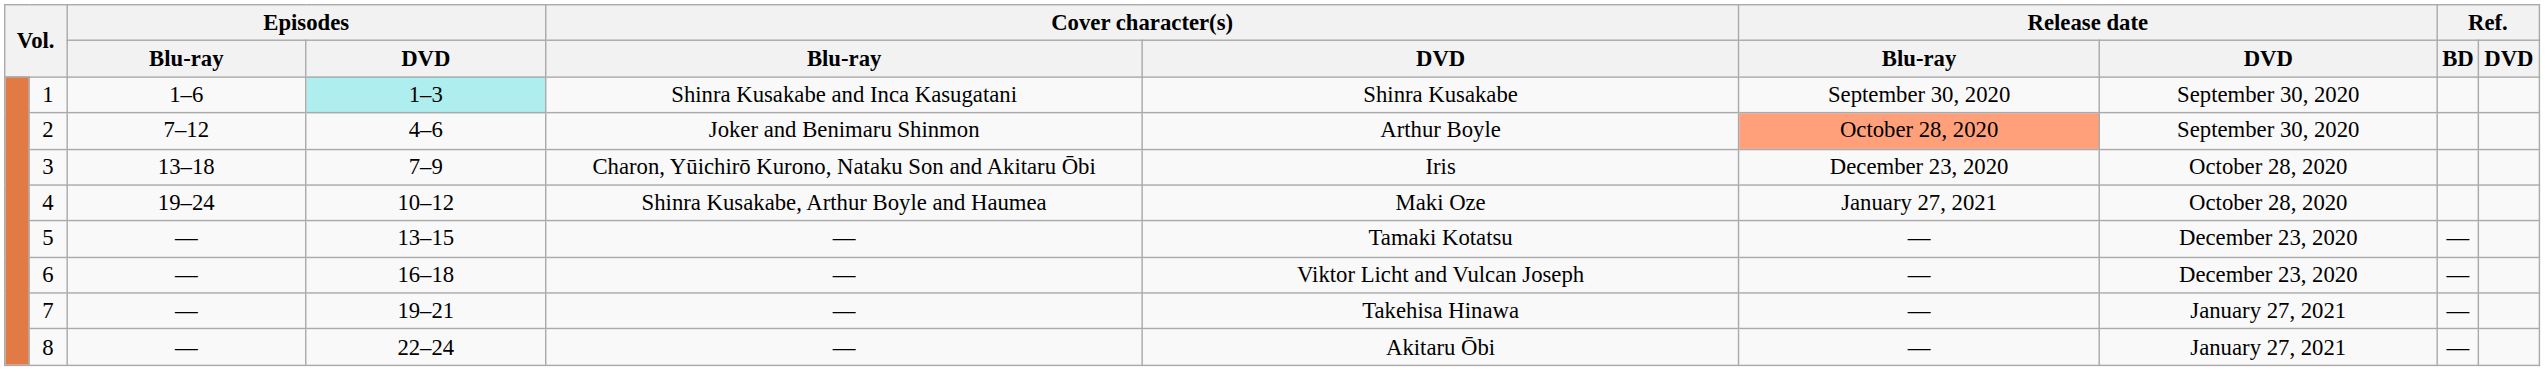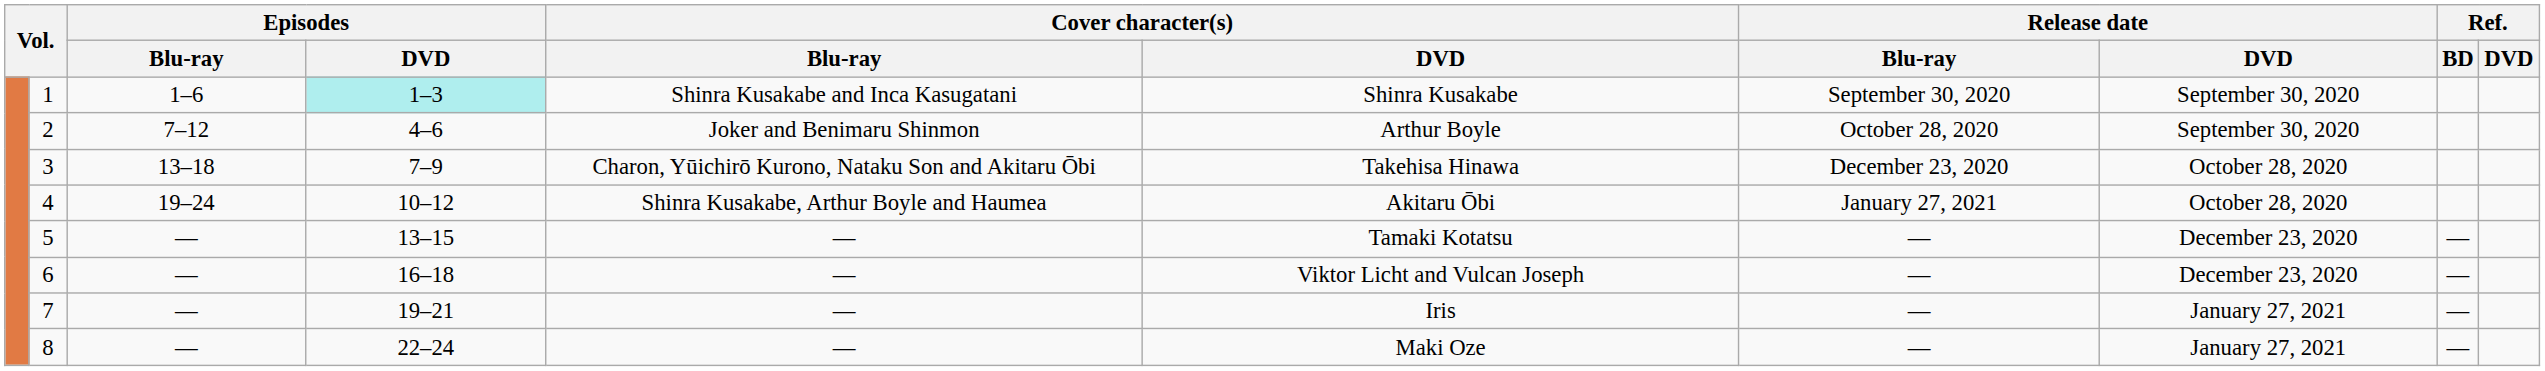(1919, 130) lightsalmon background -> (1919, 130) no background
(1441, 166) Iris -> (1441, 166) Takehisa Hinawa
(1441, 202) Maki Oze -> (1441, 202) Akitaru Ōbi
(1441, 310) Takehisa Hinawa -> (1441, 310) Iris
(1441, 346) Akitaru Ōbi -> (1441, 346) Maki Oze
